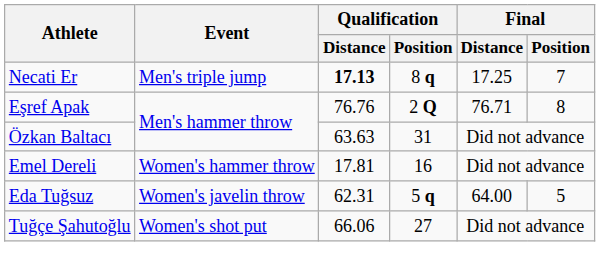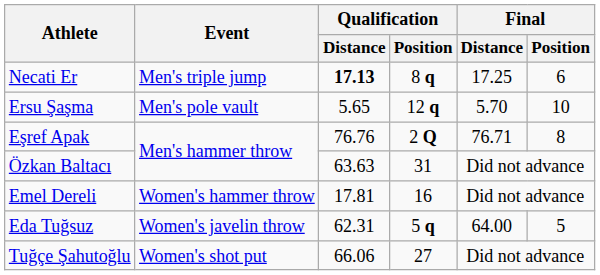(561, 77) 7 -> (561, 77) 6
+ row: (51, 107)
